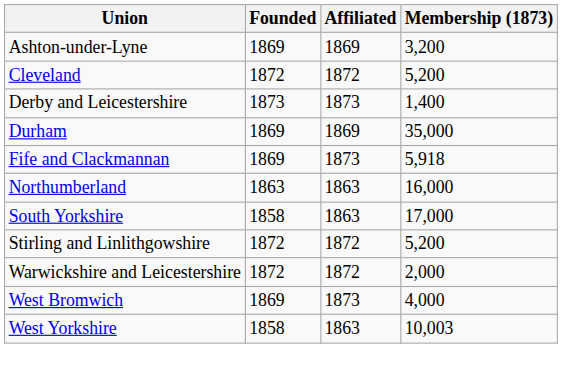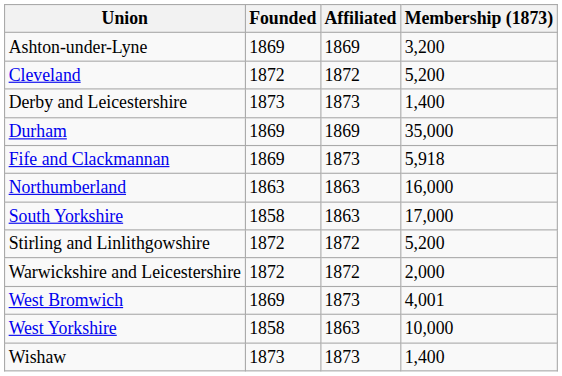(425, 300) 4,000 -> (425, 300) 4,001
(429, 328) 10,003 -> (429, 328) 10,000
+ row: (37, 356)
